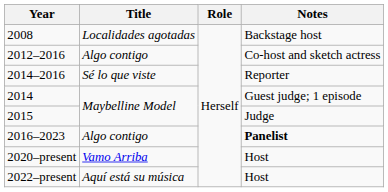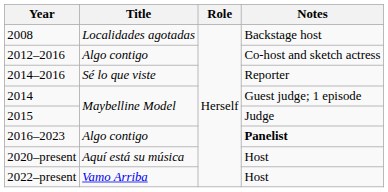(115, 156) Vamo Arriba -> (133, 156) Aquí está su música
(133, 177) Aquí está su música -> (115, 177) Vamo Arriba
